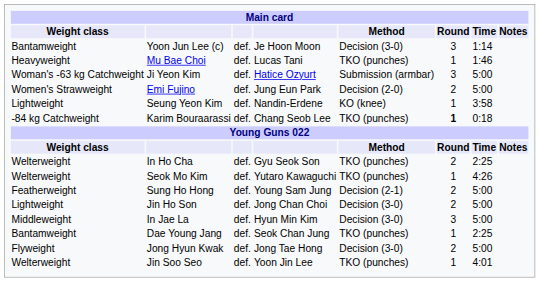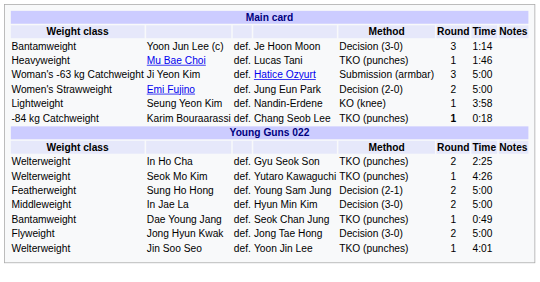- row: (172, 205)
(453, 219) 3 -> (453, 205) 2
(482, 234) 2:25 -> (482, 219) 0:49
